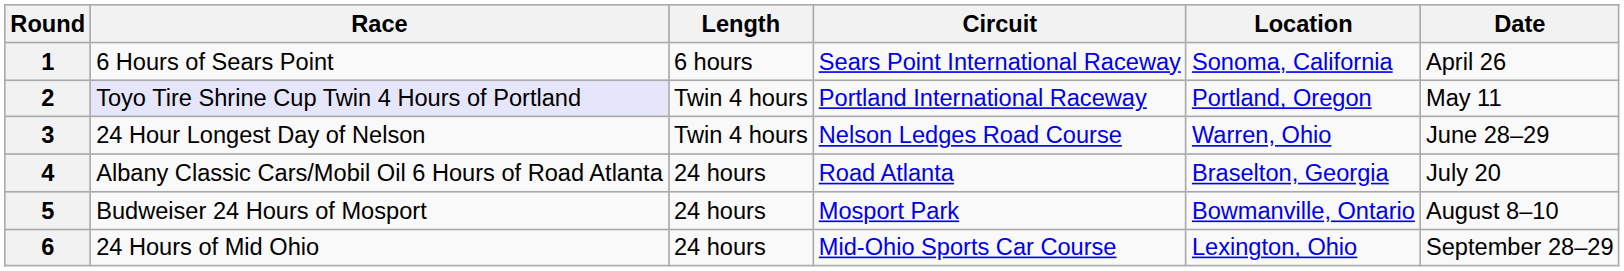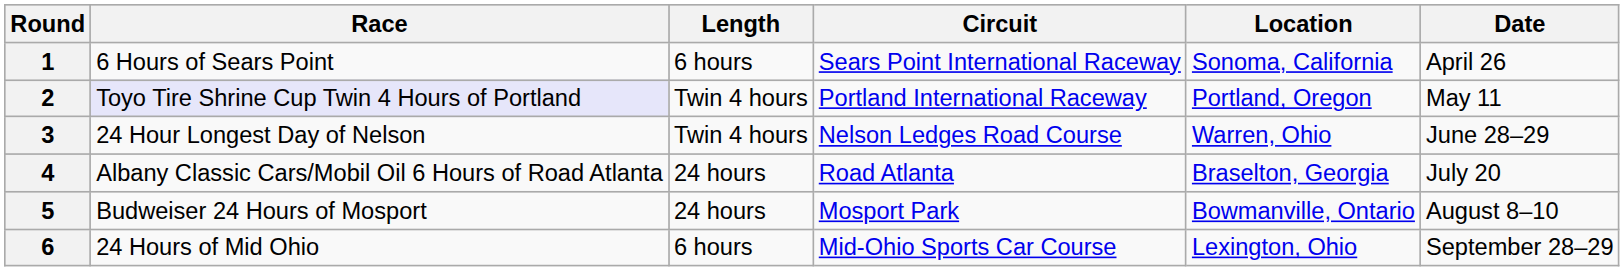(720, 248) 24 hours -> (713, 248) 6 hours
